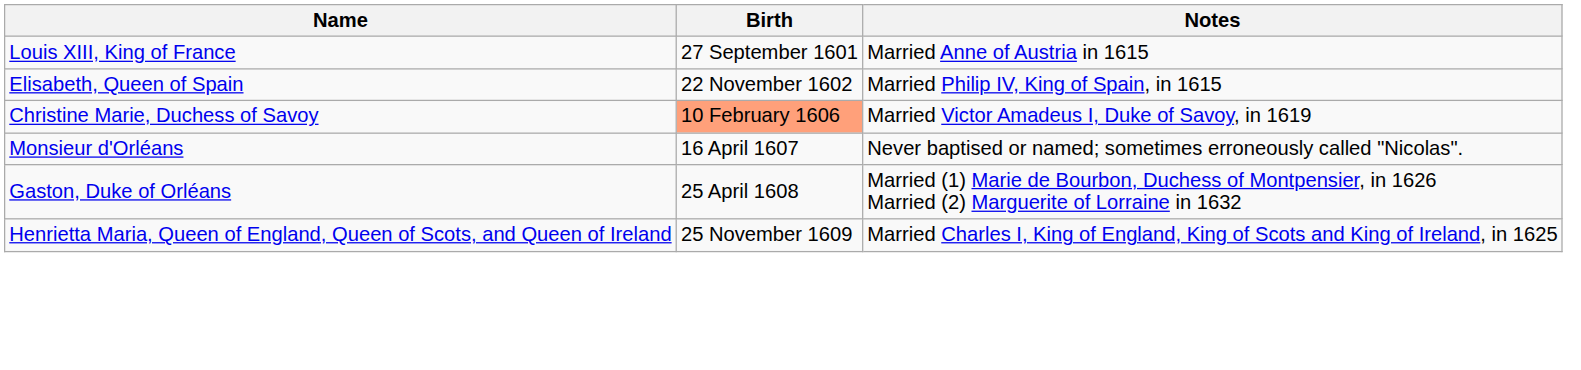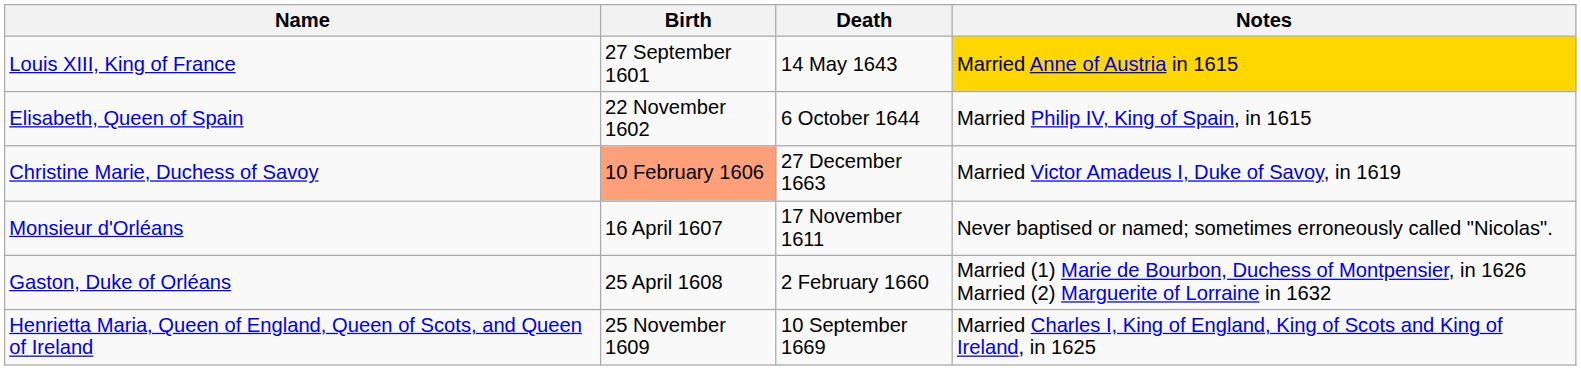+ column: (864, 20)
(1008, 52) no background -> (1098, 63) gold background
